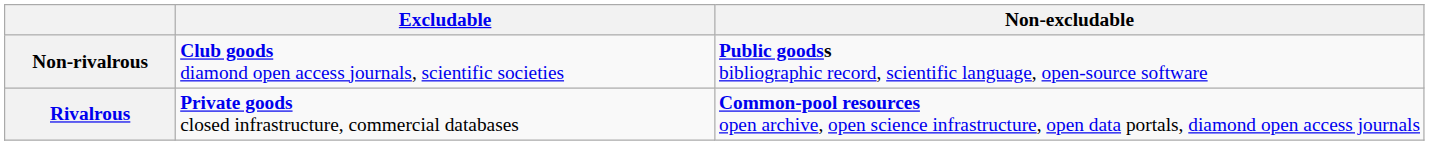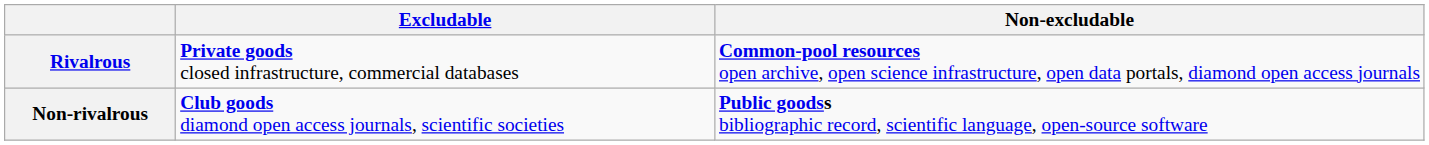rows swapped: (90, 113) <-> (90, 61)
